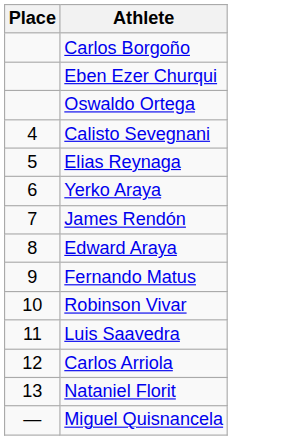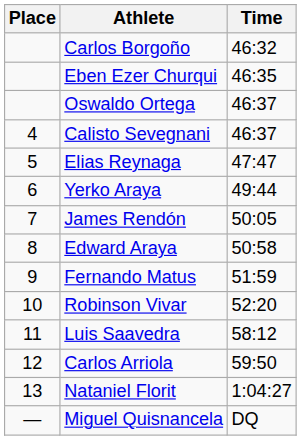+ column: (262, 18)
